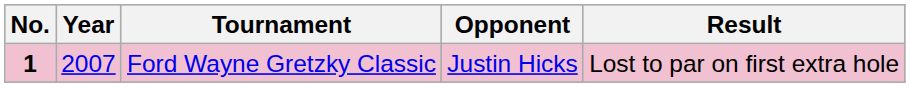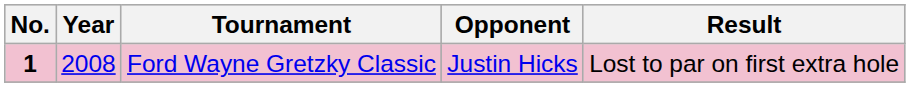(88, 63) 2007 -> (88, 63) 2008
